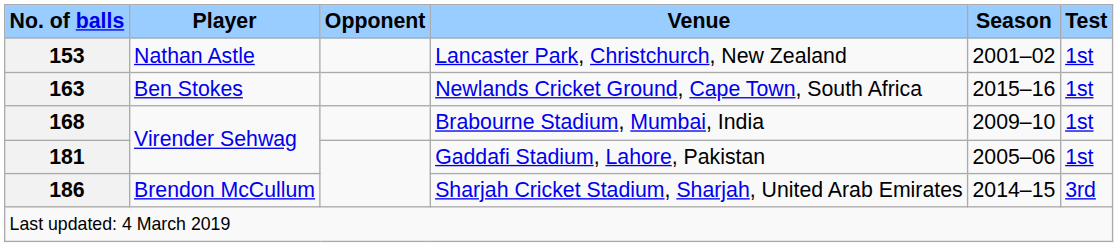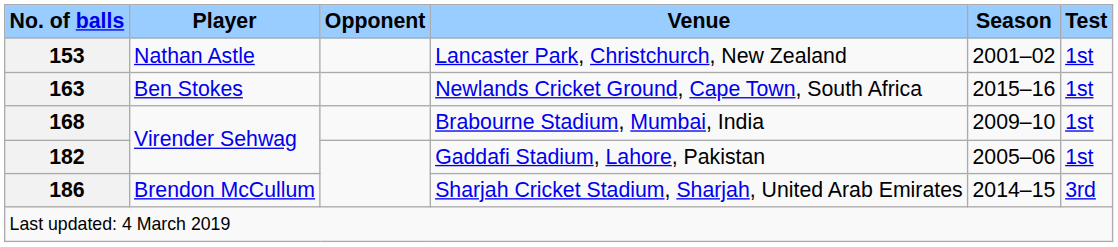(67, 156) 181 -> (67, 156) 182
